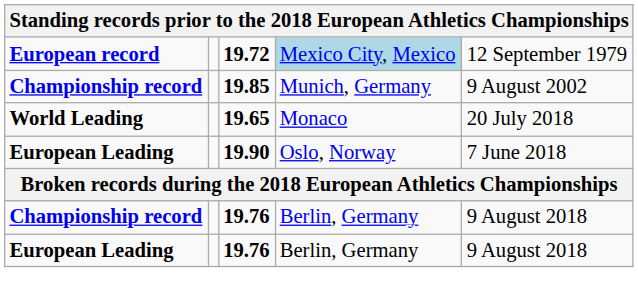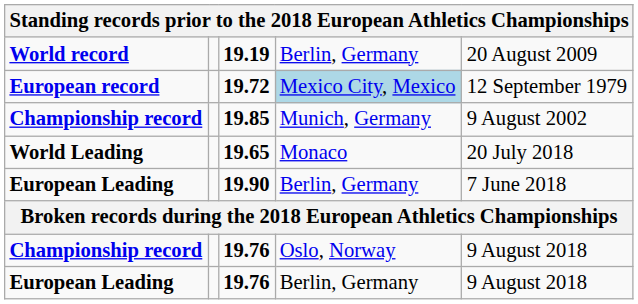+ row: (69, 53)
(338, 151) Oslo, Norway -> (349, 184) Berlin, Germany
(349, 217) Berlin, Germany -> (338, 250) Oslo, Norway
